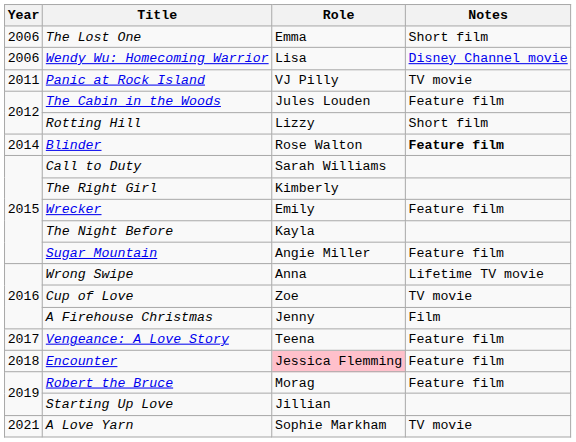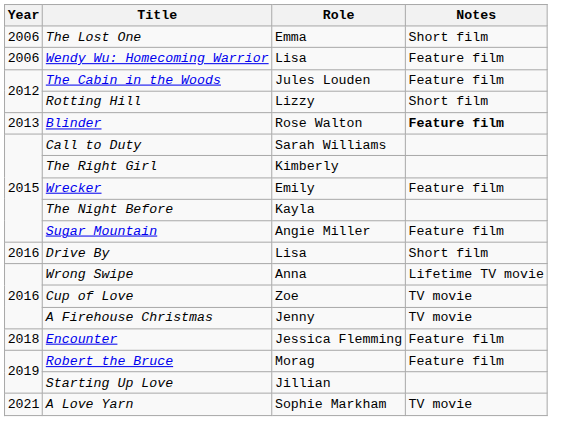(488, 59) Disney Channel movie -> (456, 59) Feature film
- row: (125, 80)
(24, 145) 2014 -> (24, 123) 2013
+ row: (78, 253)
(424, 318) Film -> (440, 318) TV movie
- row: (137, 339)
(339, 361) pink background -> (339, 339) no background
